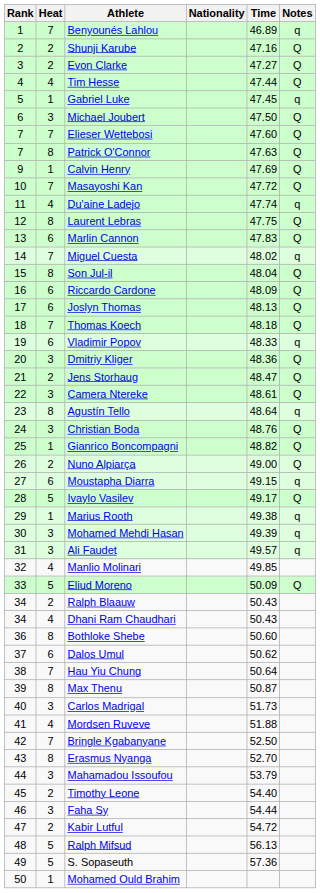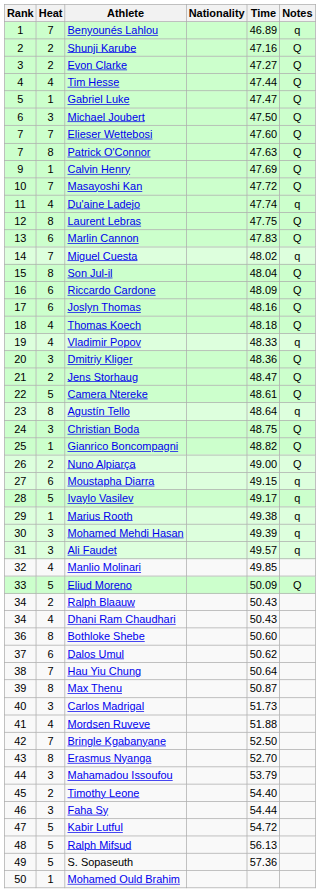(263, 100) 47.45 -> (263, 100) 47.47
(297, 100) q -> (297, 100) Q
(263, 308) 48.13 -> (263, 308) 48.16
(51, 325) 7 -> (51, 325) 4
(51, 342) 6 -> (51, 342) 4
(51, 394) 3 -> (51, 394) 5
(263, 429) 48.76 -> (263, 429) 48.75
(297, 498) Q -> (297, 498) q
(51, 827) 2 -> (51, 827) 5
